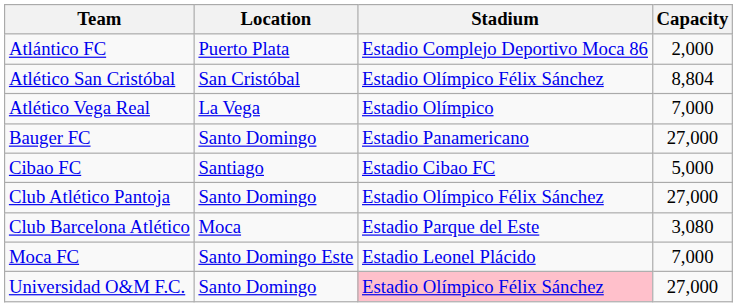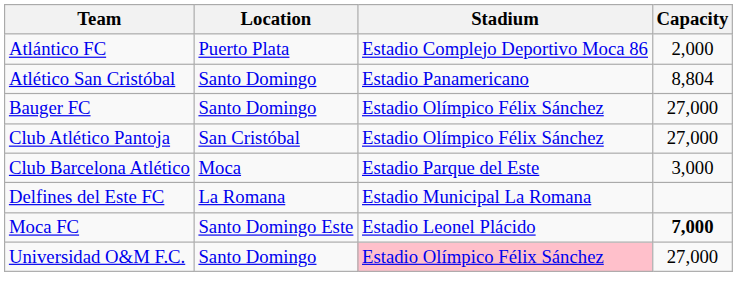(249, 78) San Cristóbal -> (257, 78) Santo Domingo
(483, 78) Estadio Olímpico Félix Sánchez -> (445, 78) Estadio Panamericano
- row: (79, 108)
(445, 138) Estadio Panamericano -> (483, 108) Estadio Olímpico Félix Sánchez
- row: (45, 167)
(257, 197) Santo Domingo -> (249, 138) San Cristóbal
(692, 227) 3,080 -> (692, 167) 3,000
+ row: (87, 197)
(692, 256) normal -> (692, 227) bold
